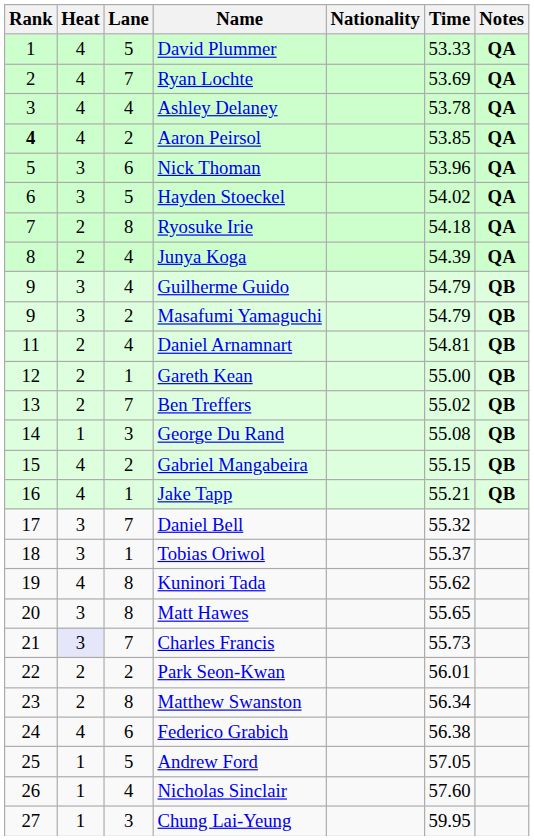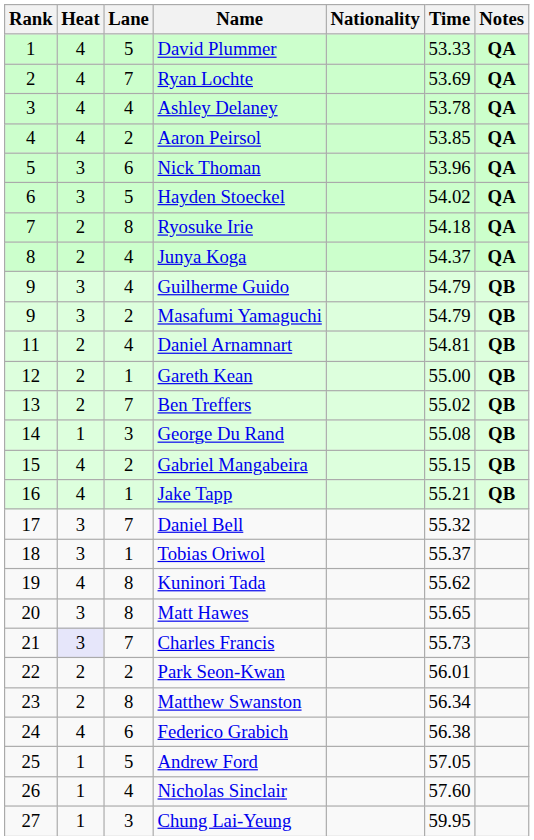(31, 138) bold -> (31, 138) normal
(450, 256) 54.39 -> (450, 256) 54.37
